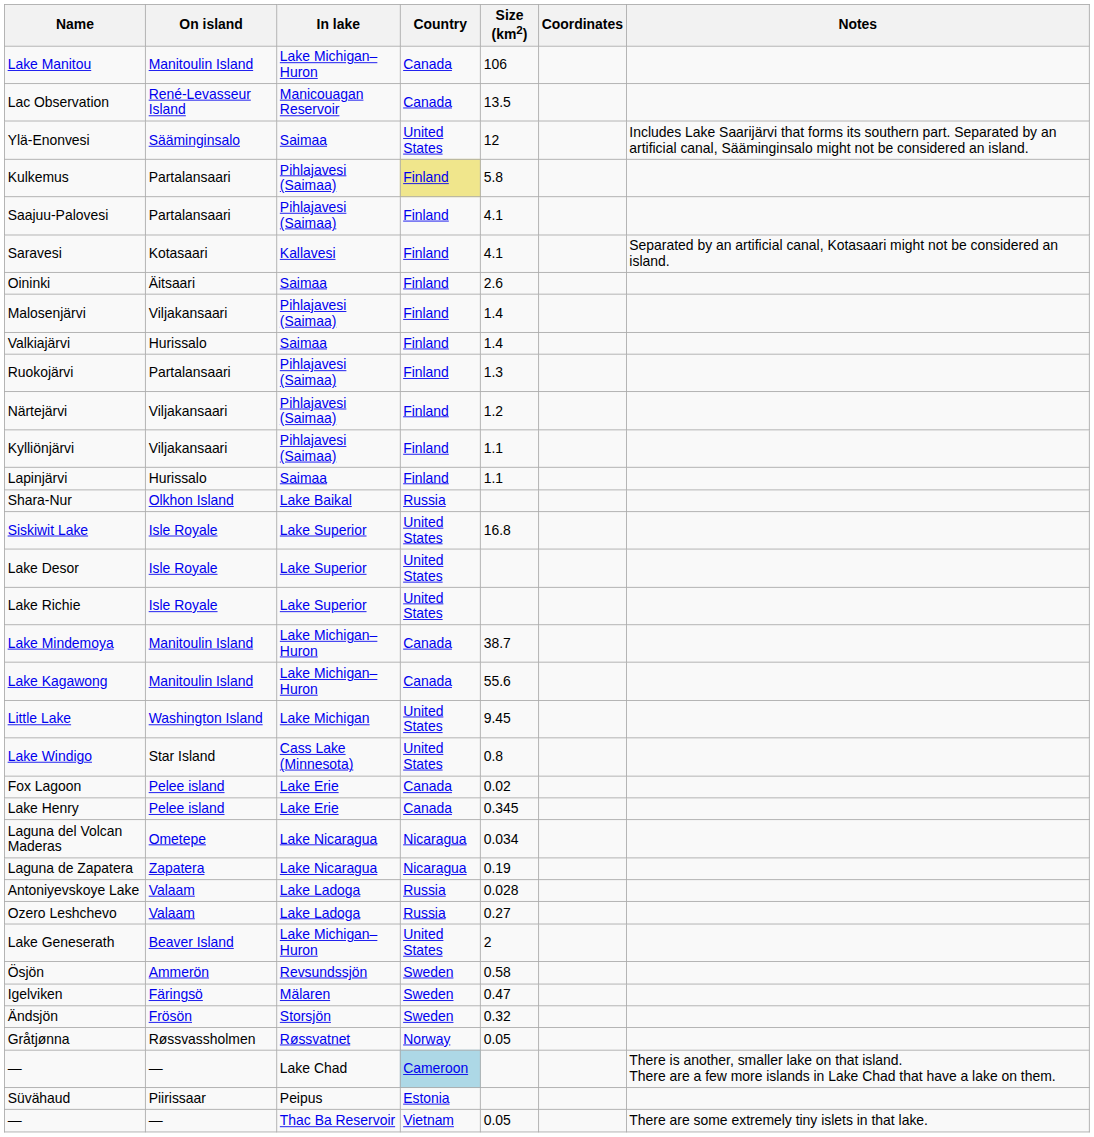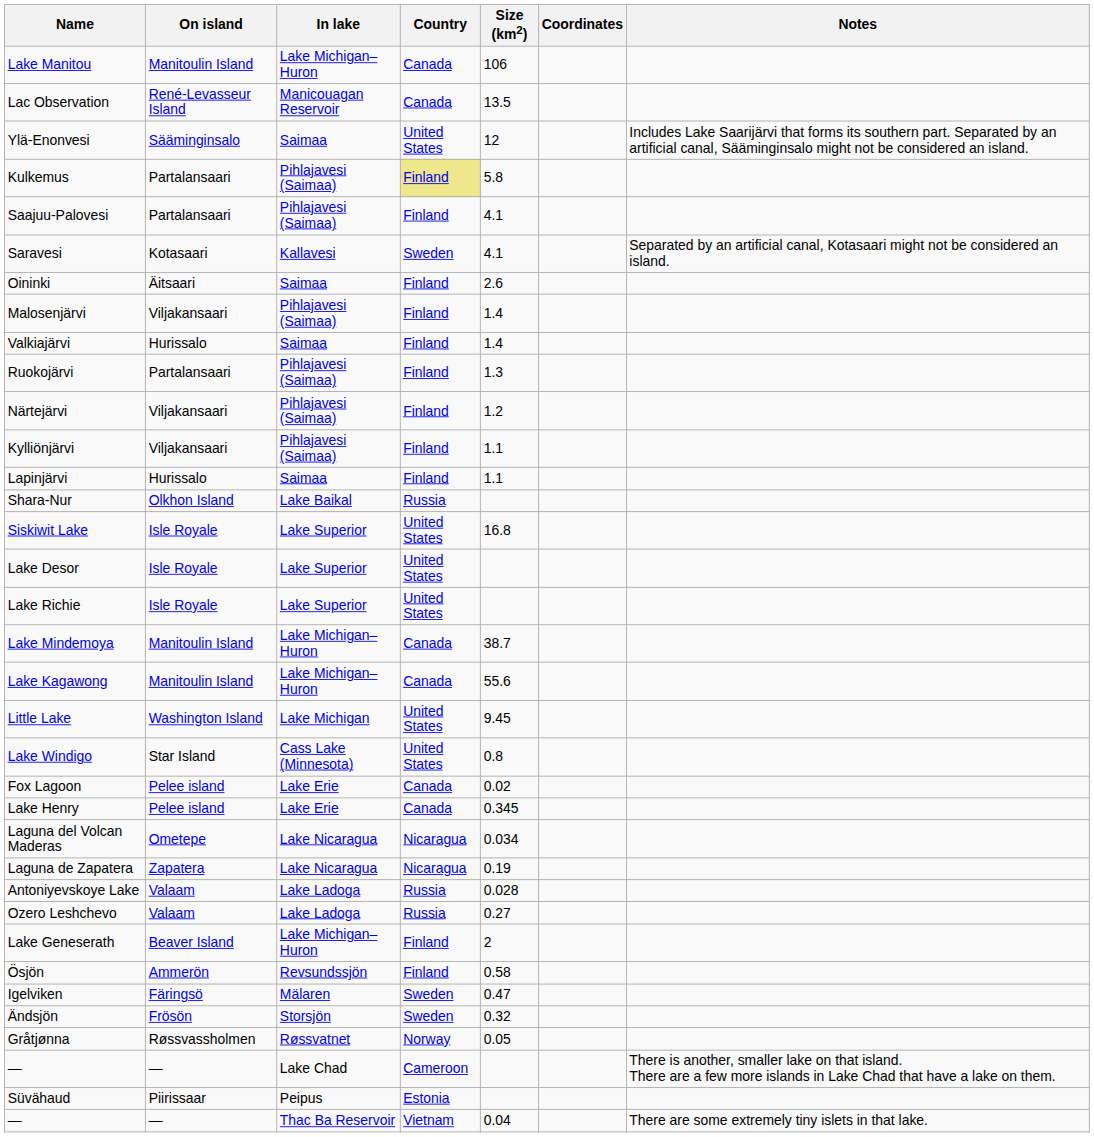(426, 253) Finland -> (428, 253) Sweden
(423, 942) United States -> (426, 942) Finland
(428, 972) Sweden -> (426, 972) Finland
(436, 1068) lightblue background -> (436, 1068) no background
(497, 1120) 0.05 -> (497, 1120) 0.04
